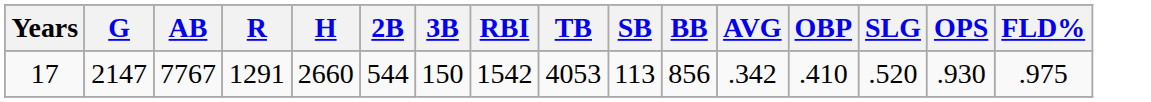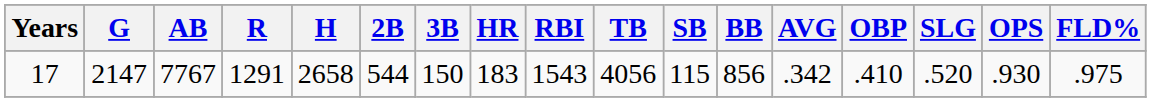+ column: (497, 27)
(326, 73) 2660 -> (326, 73) 2658
(504, 73) 1542 -> (559, 73) 1543
(573, 73) 4053 -> (628, 73) 4056
(635, 73) 113 -> (690, 73) 115
